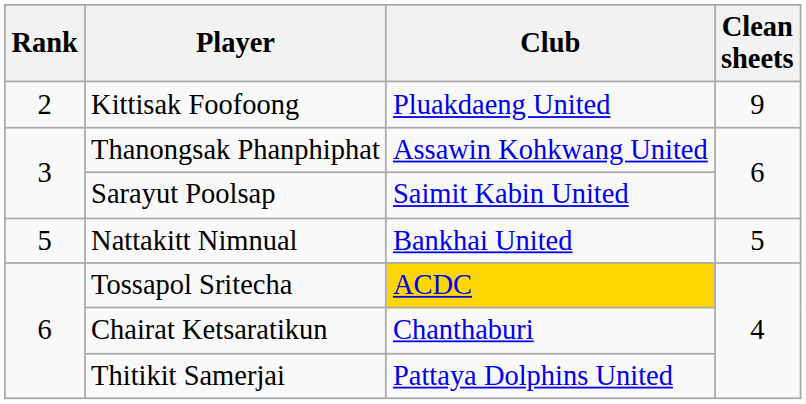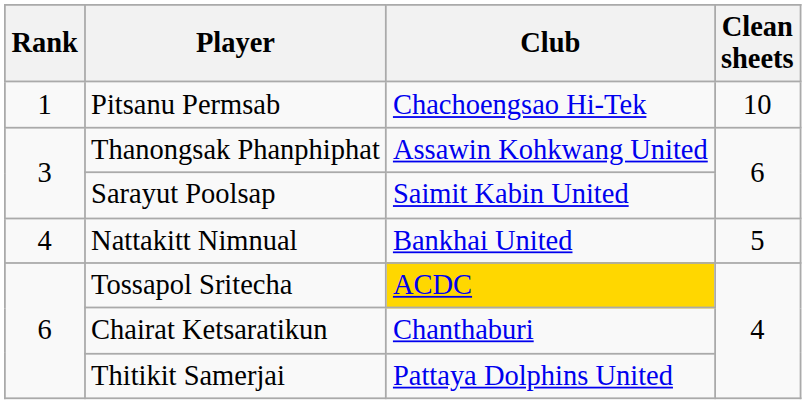+ row: (186, 104)
- row: (195, 104)
(45, 239) 5 -> (45, 239) 4
